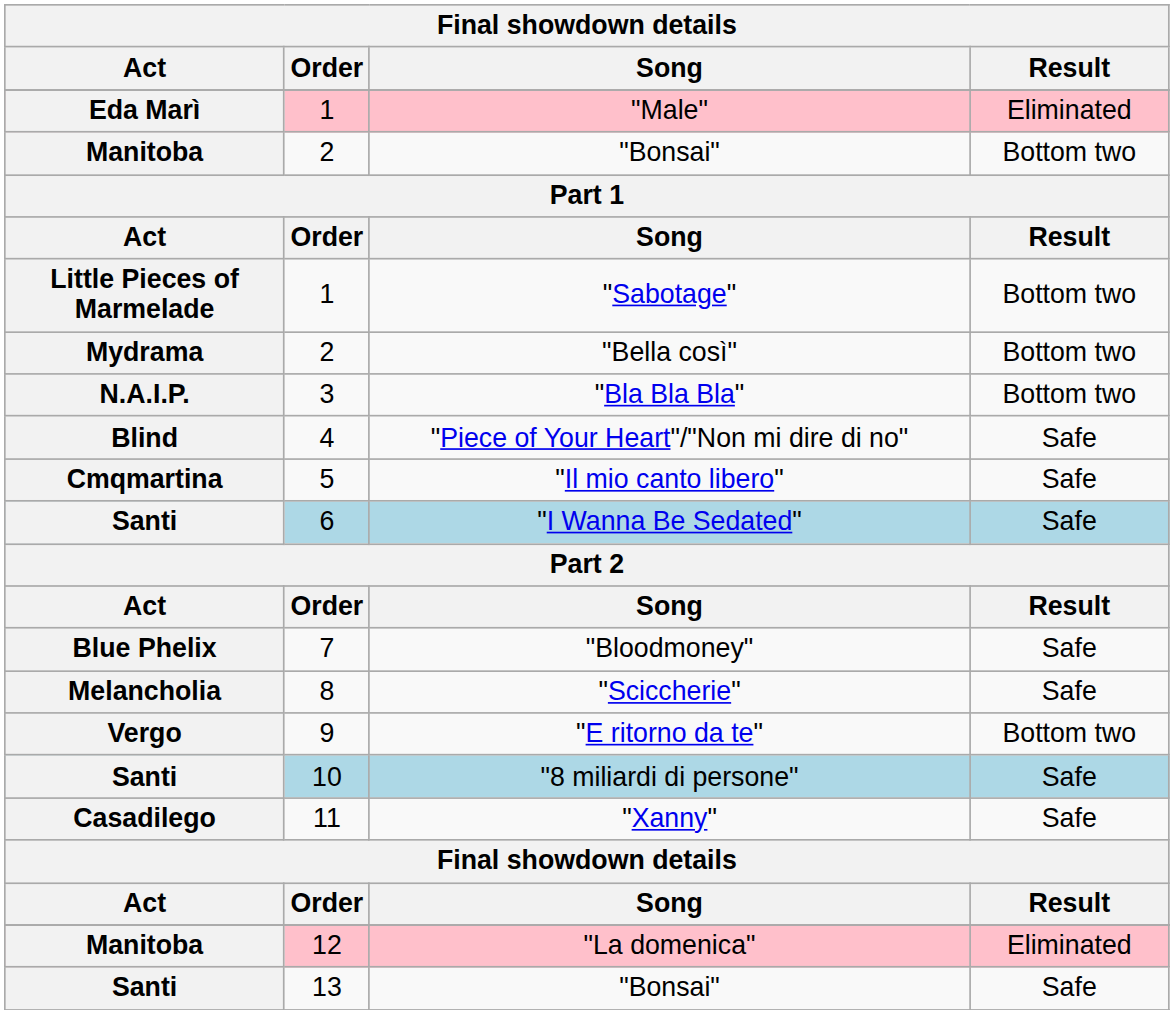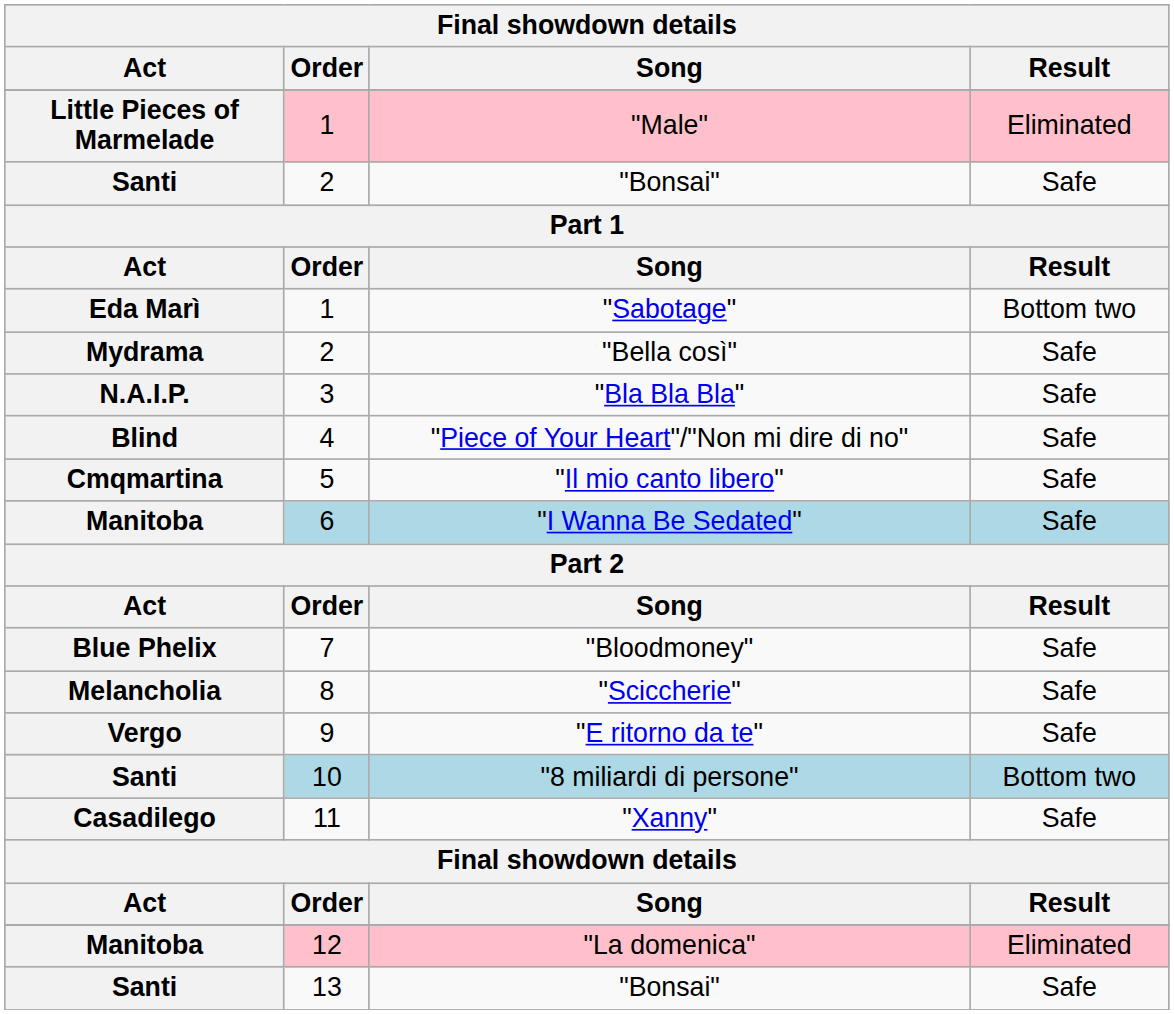(145, 110) Eda Marì -> (145, 125) Little Pieces of Marmelade
(145, 152) Manitoba -> (145, 182) Santi
(1069, 152) Bottom two -> (1069, 182) Safe
(145, 294) Little Pieces of Marmelade -> (145, 310) Eda Marì
(1069, 352) Bottom two -> (1069, 352) Safe
(1069, 394) Bottom two -> (1069, 394) Safe
(145, 521) Santi -> (145, 521) Manitoba
(1069, 733) Bottom two -> (1069, 733) Safe
(1069, 776) Safe -> (1069, 776) Bottom two
